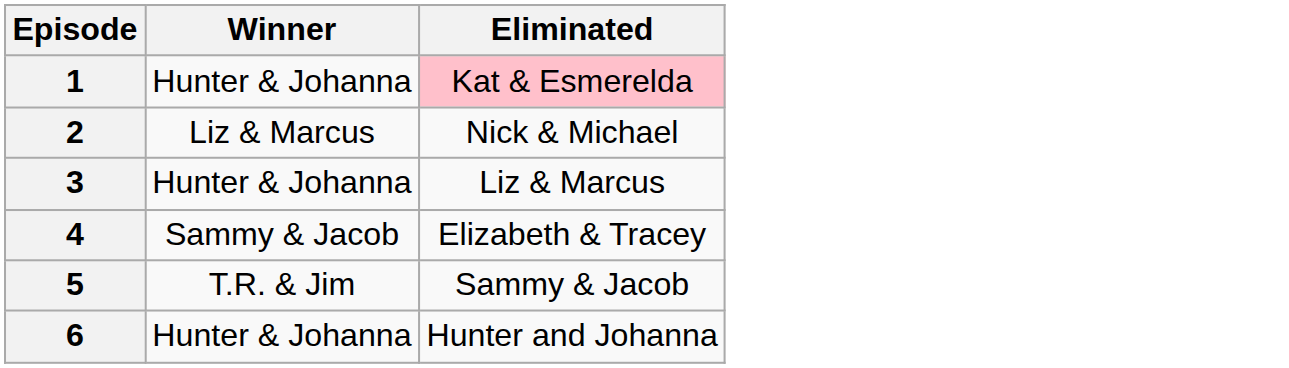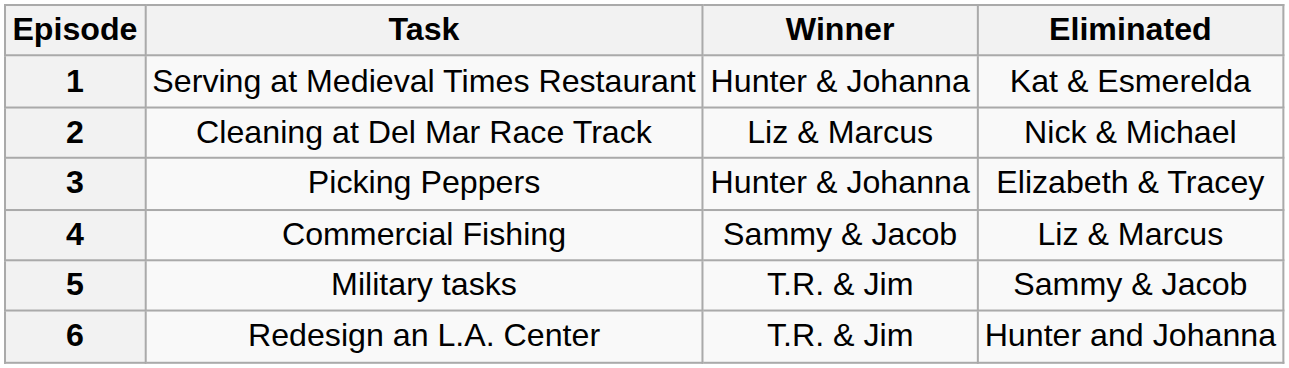+ column: (424, 30)
(572, 81) pink background -> (1130, 81) no background
(572, 183) Liz & Marcus -> (1130, 183) Elizabeth & Tracey
(572, 234) Elizabeth & Tracey -> (1130, 234) Liz & Marcus
(282, 336) Hunter & Johanna -> (840, 336) T.R. & Jim
